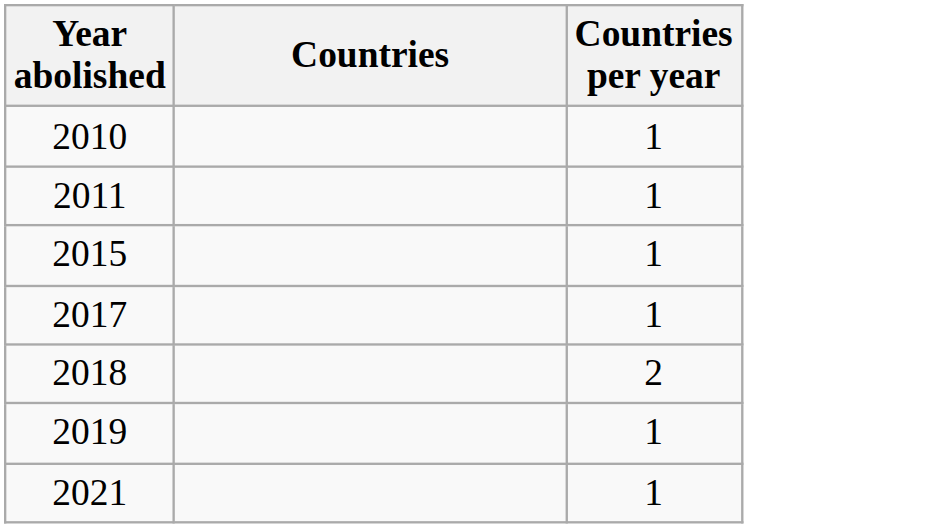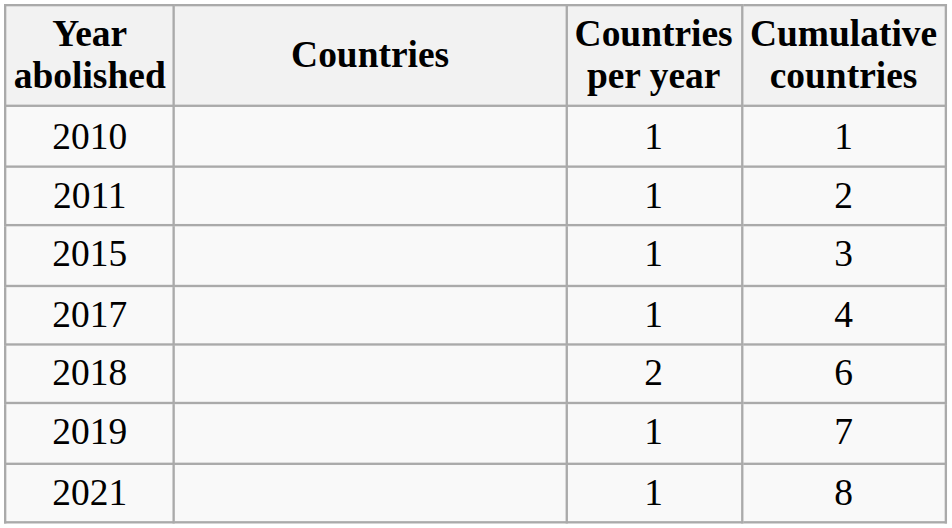+ column: (844, 55)
